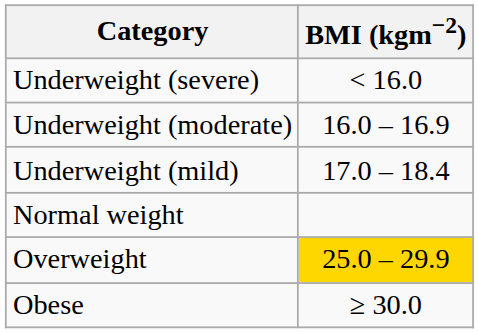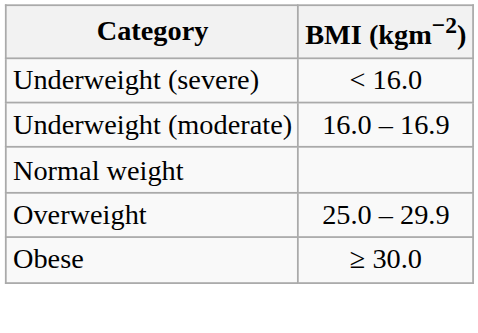- row: (126, 169)
(386, 259) gold background -> (386, 214) no background
